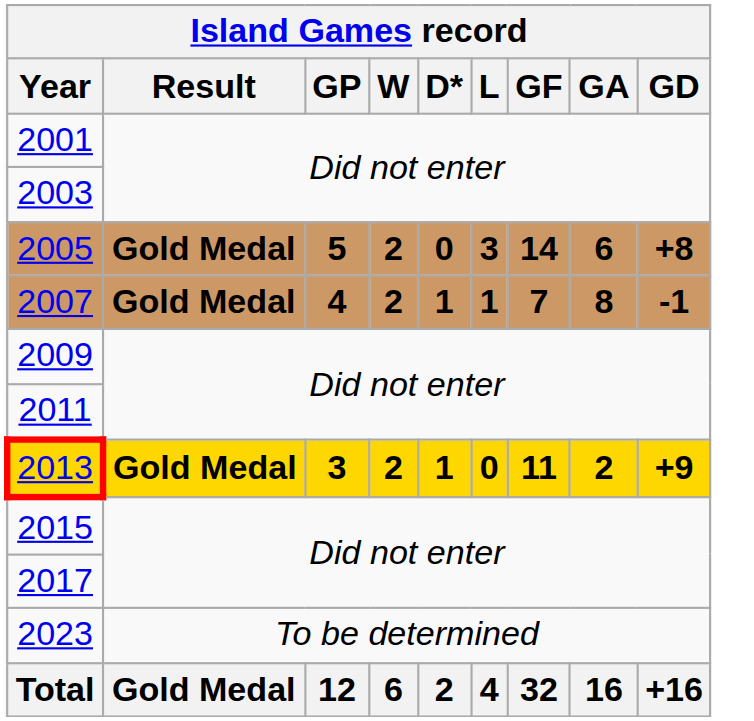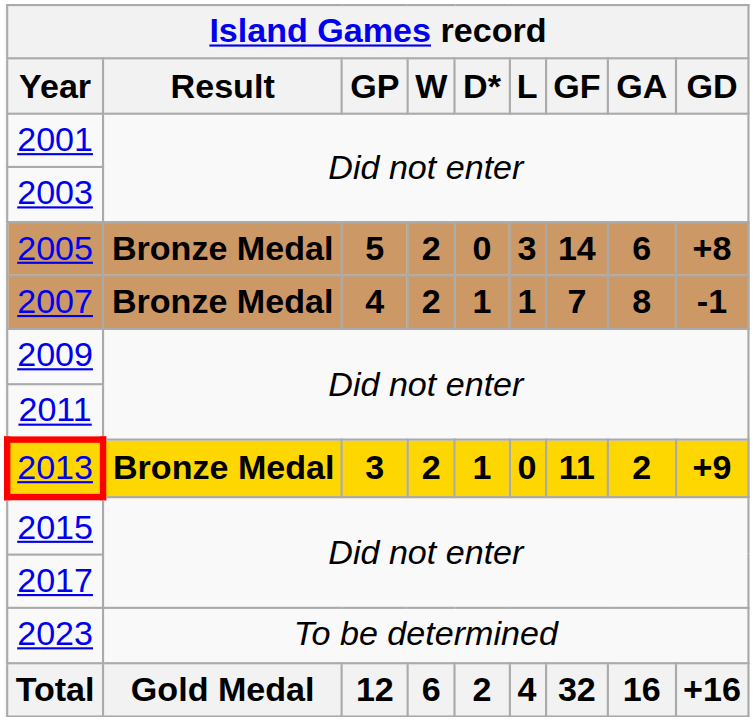(204, 247) Gold Medal -> (223, 247) Bronze Medal
(204, 301) Gold Medal -> (223, 301) Bronze Medal
(205, 468) Gold Medal -> (224, 468) Bronze Medal
